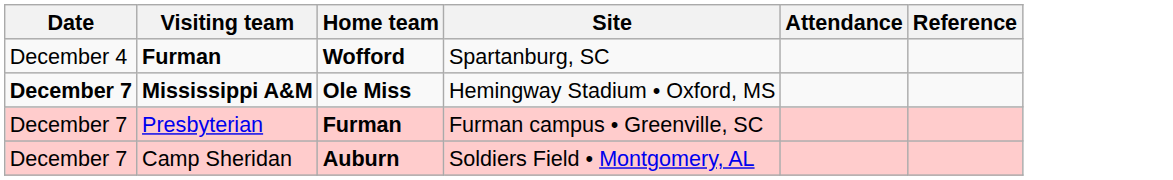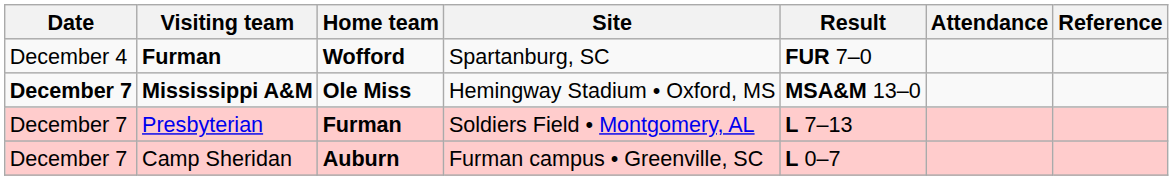+ column: (853, 22)
(606, 124) Furman campus • Greenville, SC -> (602, 124) Soldiers Field • Montgomery, AL
(602, 159) Soldiers Field • Montgomery, AL -> (606, 159) Furman campus • Greenville, SC
